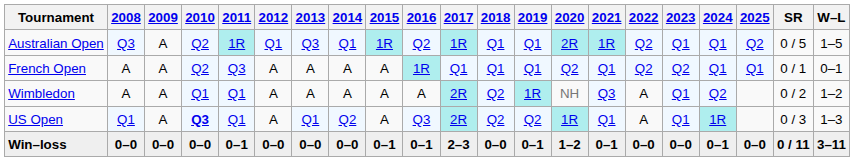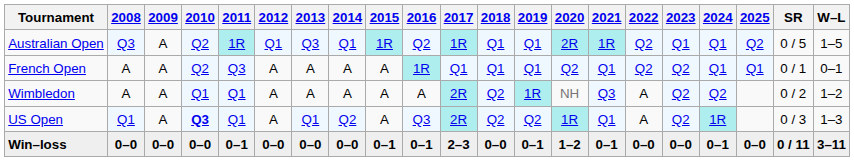(681, 93) Q1 -> (681, 93) Q2
(681, 118) Q1 -> (681, 118) Q2
